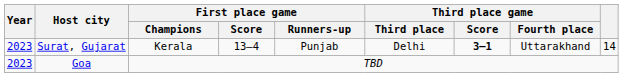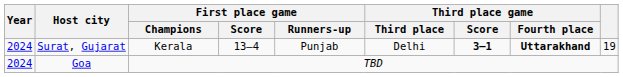(20, 47) 2023 -> (20, 47) 2024
(556, 47) normal -> (556, 47) bold
(609, 47) 14 -> (609, 47) 19
(20, 64) 2023 -> (20, 64) 2024
